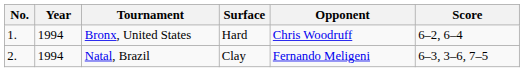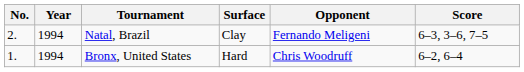rows swapped: (138, 34) <-> (117, 55)
